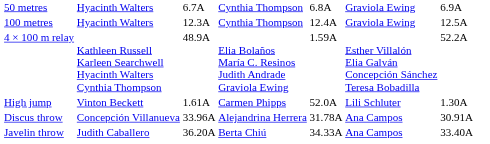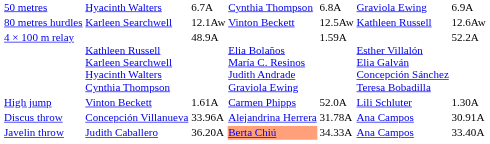- row: (28, 22)
+ row: (43, 22)
(242, 133) no background -> (252, 133) lightsalmon background
